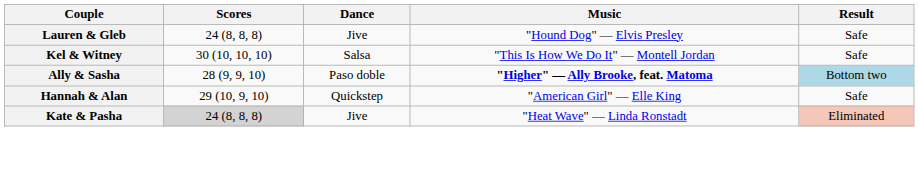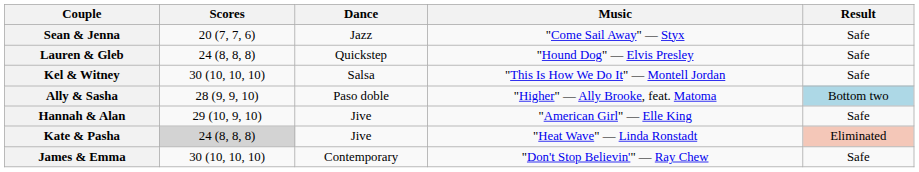+ row: (82, 34)
(357, 34) Jive -> (361, 55) Quickstep
(605, 75) bold -> (615, 95) normal
(357, 95) Quickstep -> (361, 116) Jive
+ row: (82, 156)
